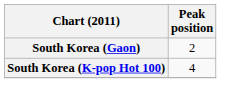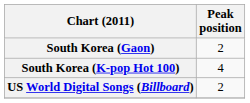+ row: (100, 87)
